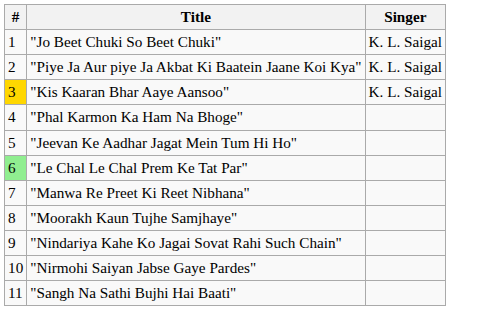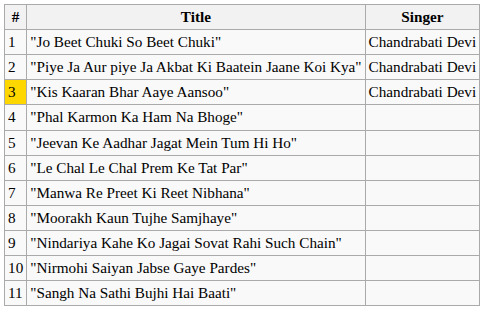(405, 42) K. L. Saigal -> (422, 42) Chandrabati Devi
(405, 67) K. L. Saigal -> (422, 67) Chandrabati Devi
(405, 92) K. L. Saigal -> (422, 92) Chandrabati Devi
(12, 167) lightgreen background -> (12, 167) no background
